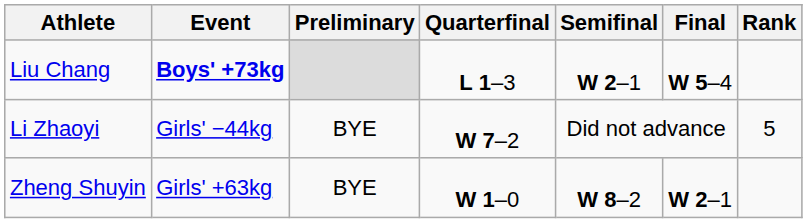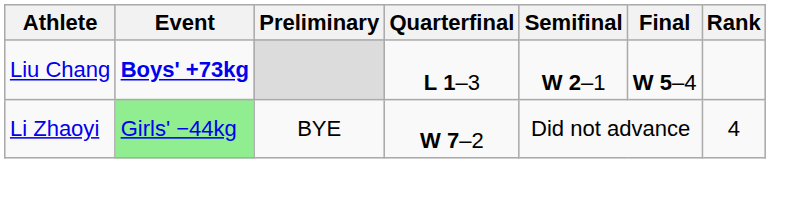(214, 129) no background -> (179, 129) lightgreen background
(769, 129) 5 -> (734, 129) 4
- row: (78, 188)
